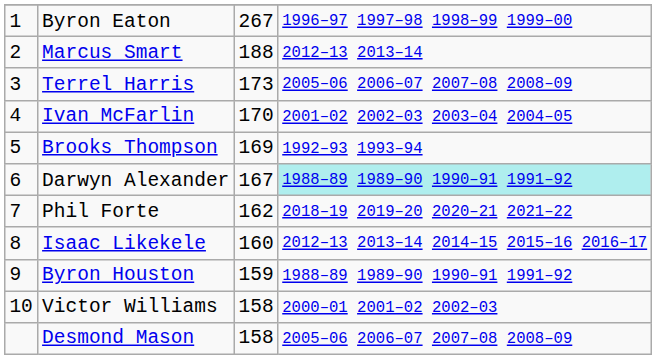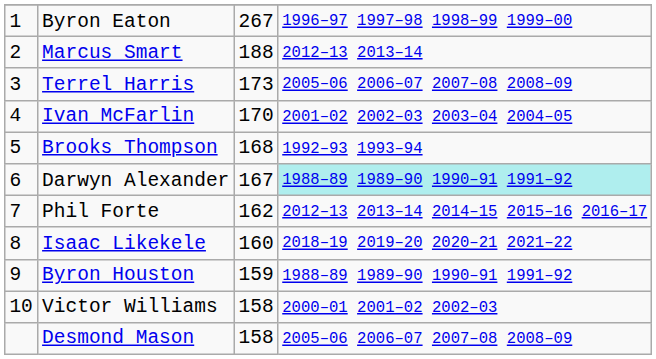(256, 148) 169 -> (256, 148) 168
(427, 211) 2018–19 2019–20 2020–21 2021–22 -> (465, 211) 2012–13 2013–14 2014–15 2015–16 2016–17
(465, 243) 2012–13 2013–14 2014–15 2015–16 2016–17 -> (427, 243) 2018–19 2019–20 2020–21 2021–22
